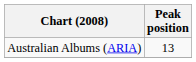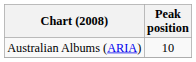(168, 47) 13 -> (168, 47) 10
